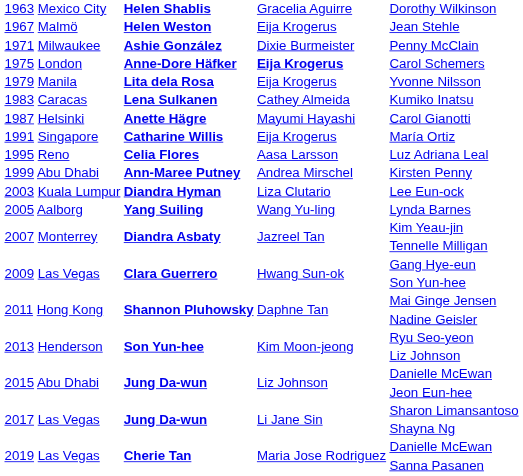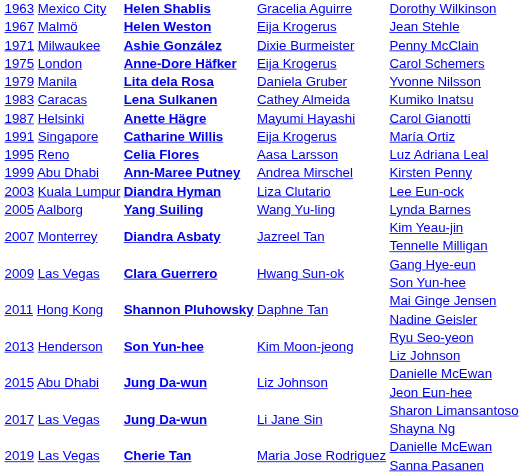(300, 63) bold -> (297, 63) normal
(297, 82) Eija Krogerus -> (302, 82) Daniela Gruber
